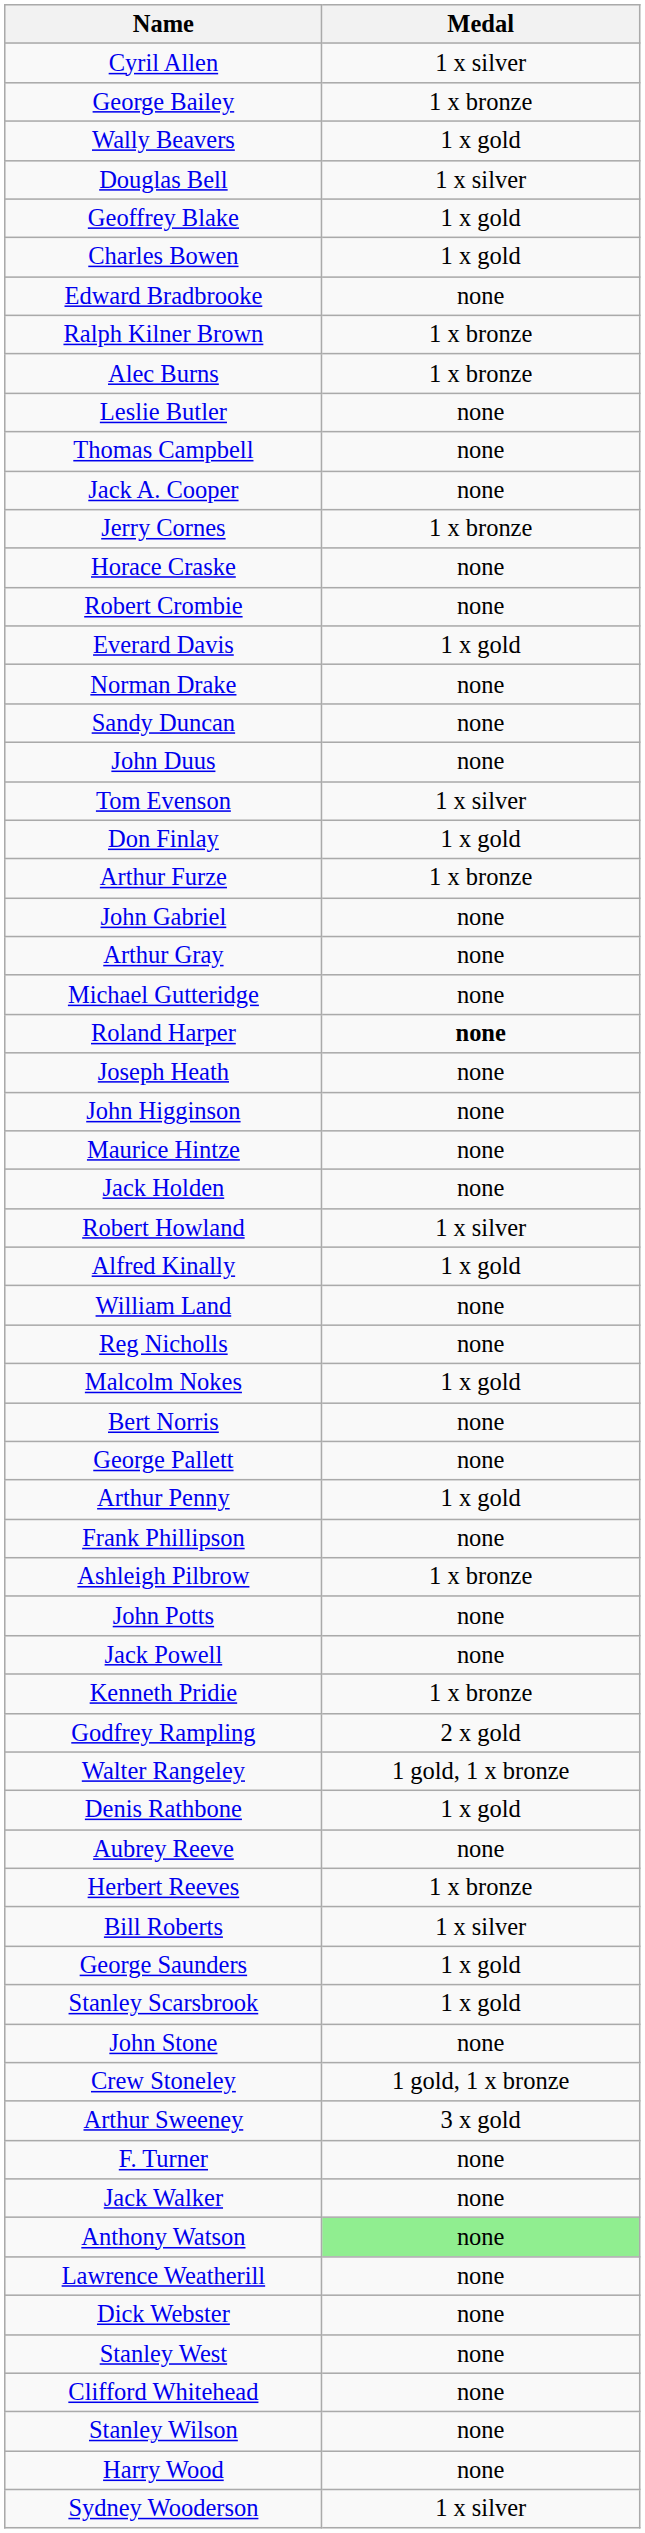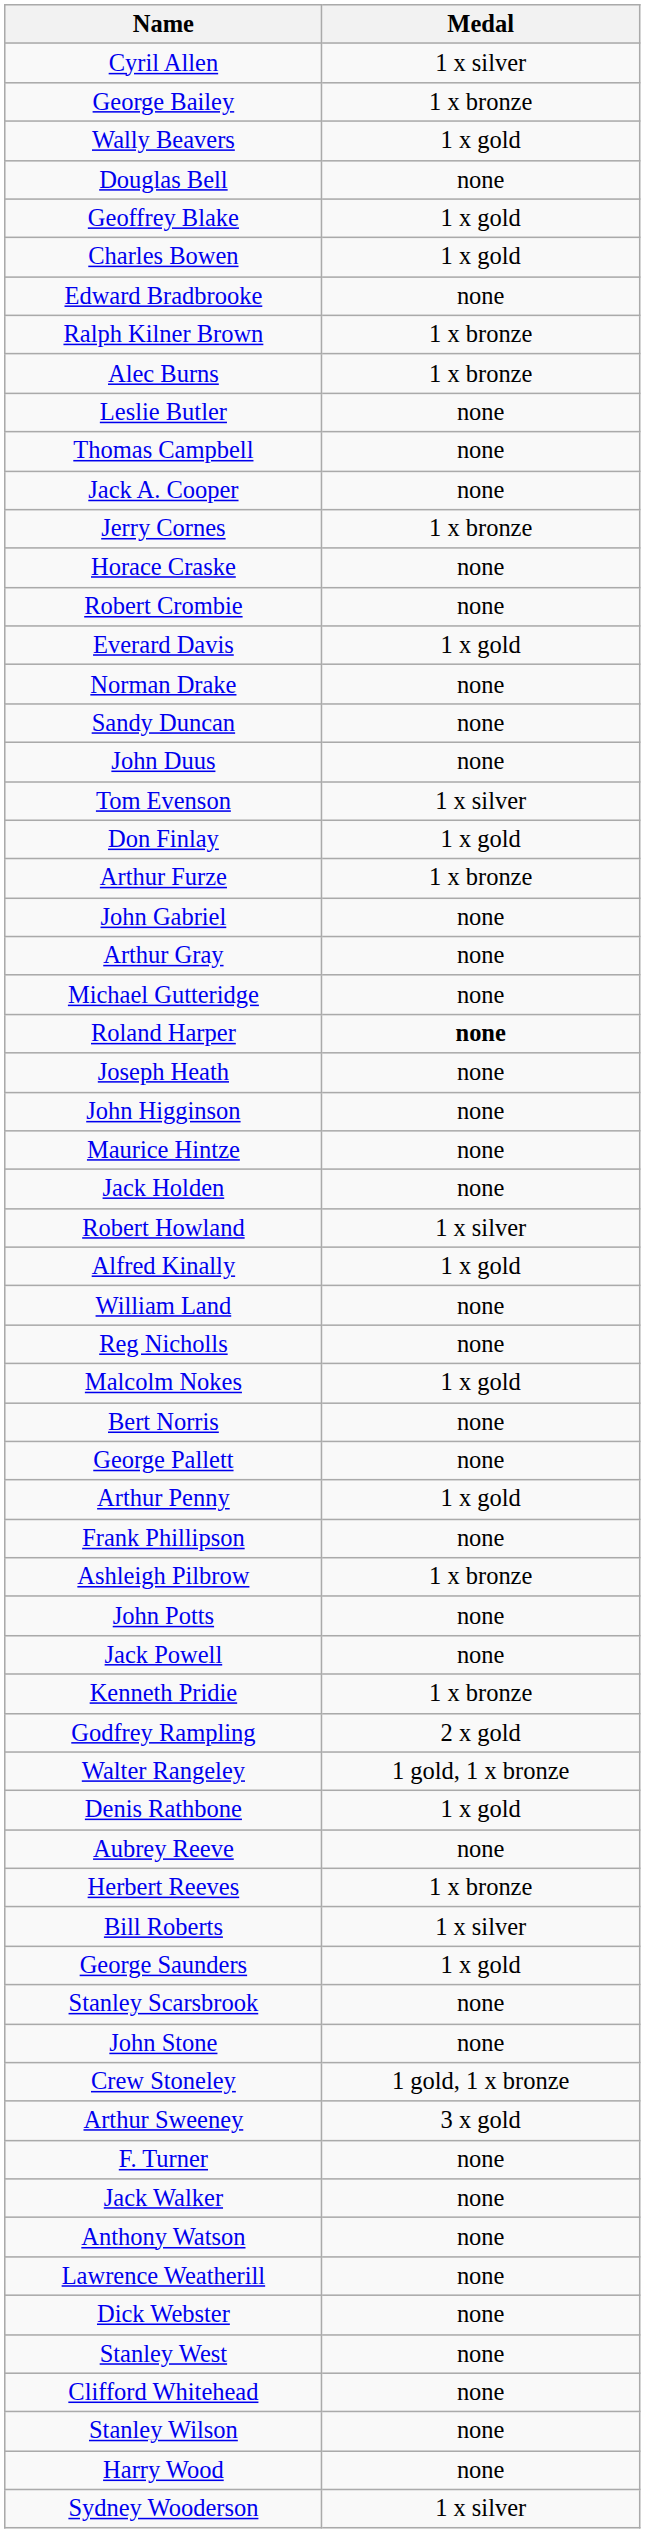(481, 179) 1 x silver -> (481, 179) none
(481, 2003) 1 x gold -> (481, 2003) none
(481, 2236) lightgreen background -> (481, 2236) no background
